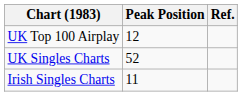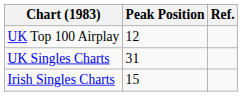(132, 58) 52 -> (132, 58) 31
(132, 79) 11 -> (132, 79) 15
